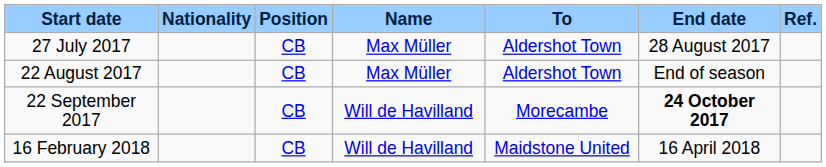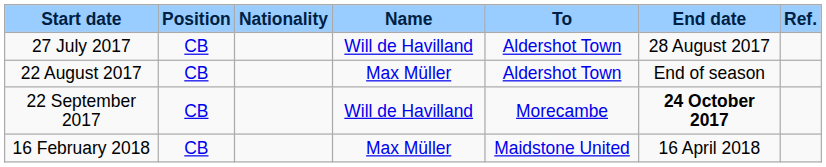columns swapped: (294, 19) <-> (207, 19)
(409, 46) Max Müller -> (409, 46) Will de Havilland
(409, 148) Will de Havilland -> (409, 148) Max Müller
